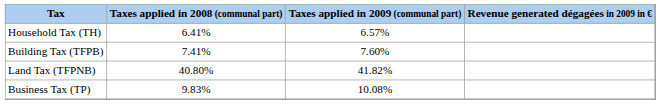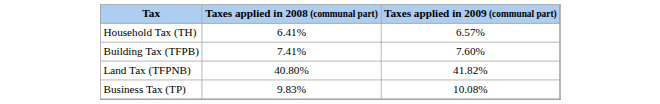- column: (560, 13)
